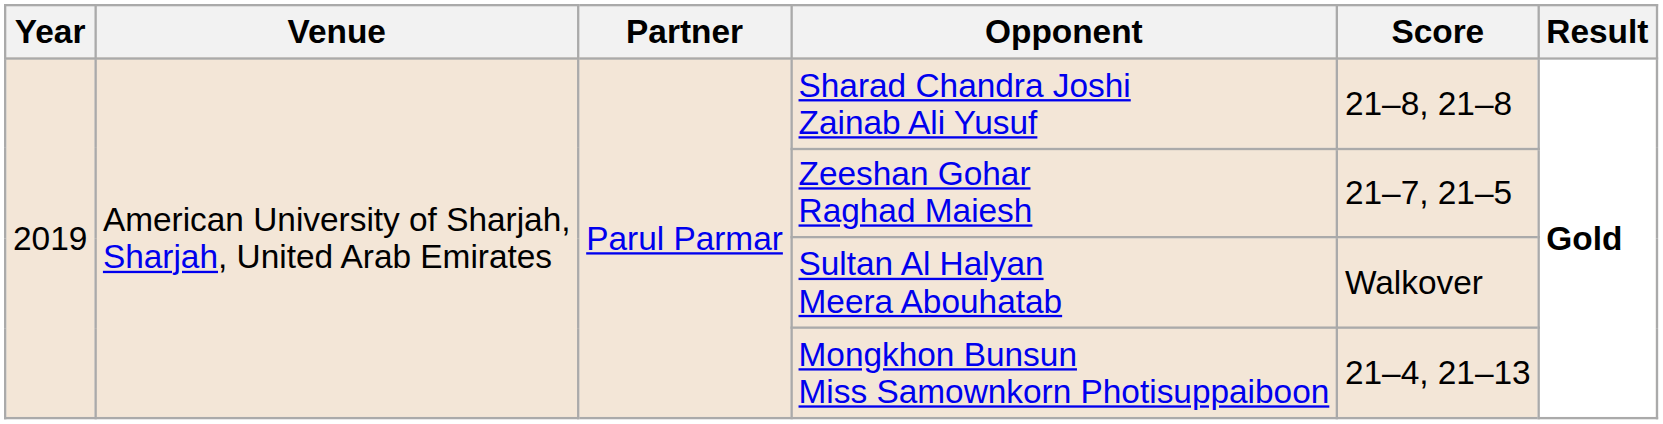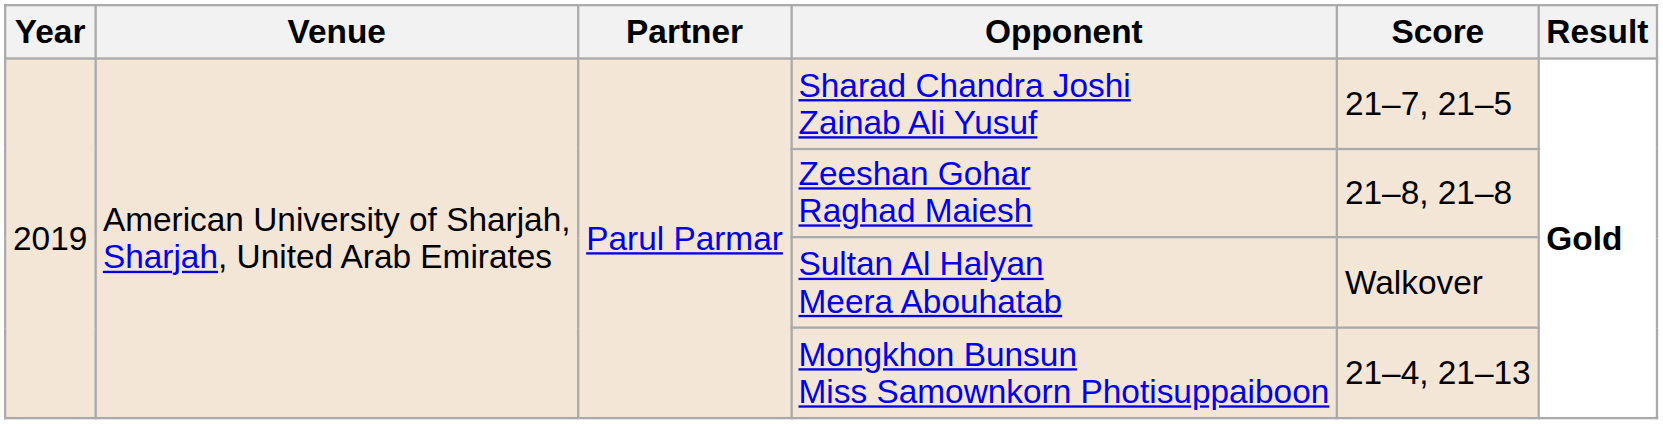(1429, 103) 21–8, 21–8 -> (1429, 103) 21–7, 21–5
(1429, 193) 21–7, 21–5 -> (1429, 193) 21–8, 21–8
